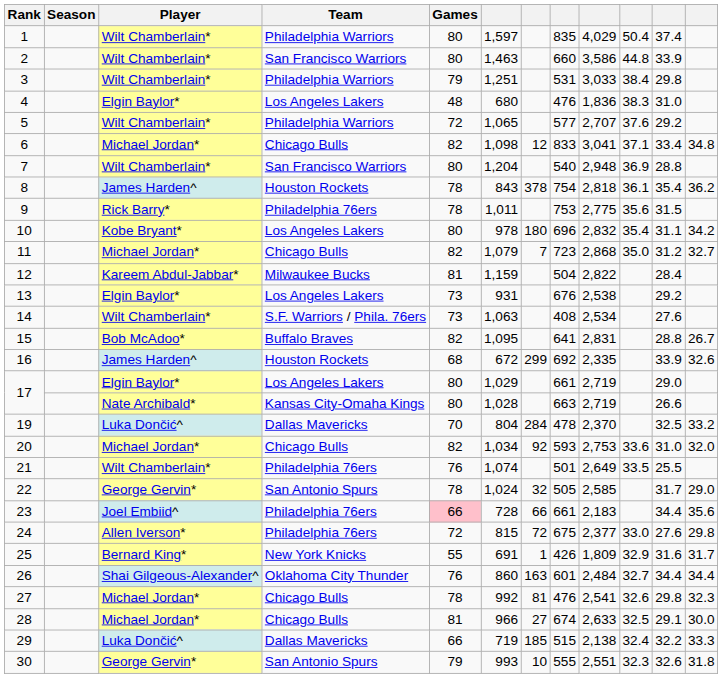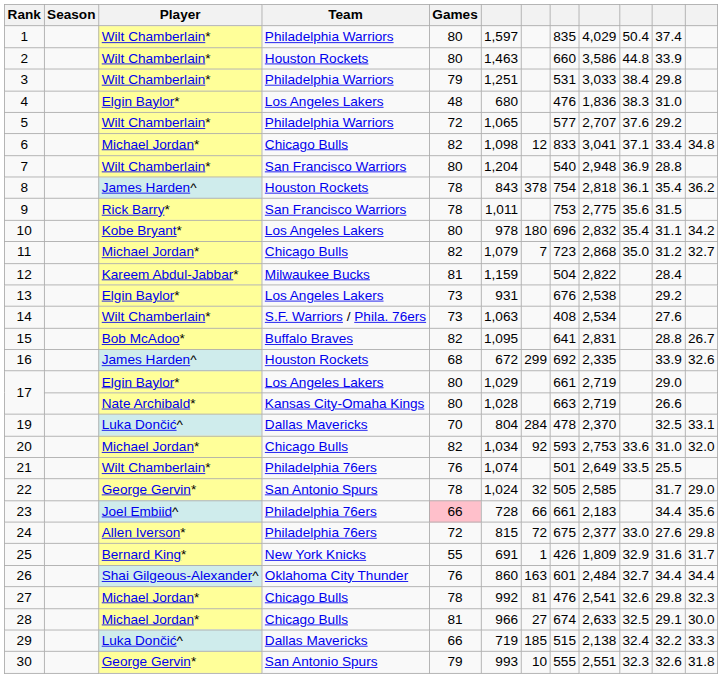(336, 58) San Francisco Warriors -> (317, 58) Houston Rockets
(321, 209) Philadelphia 76ers -> (336, 209) San Francisco Warriors
(701, 425) 33.2 -> (701, 425) 33.1
